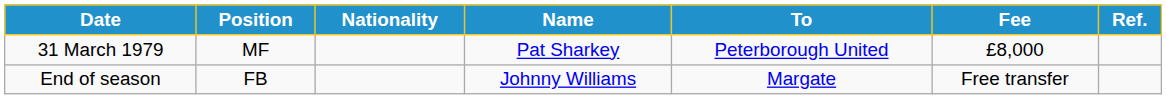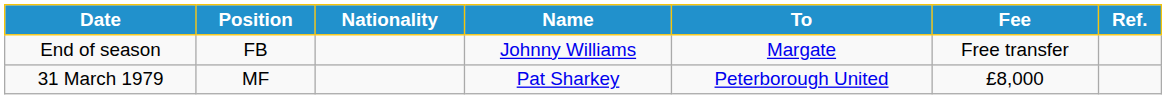rows swapped: (100, 80) <-> (101, 50)
